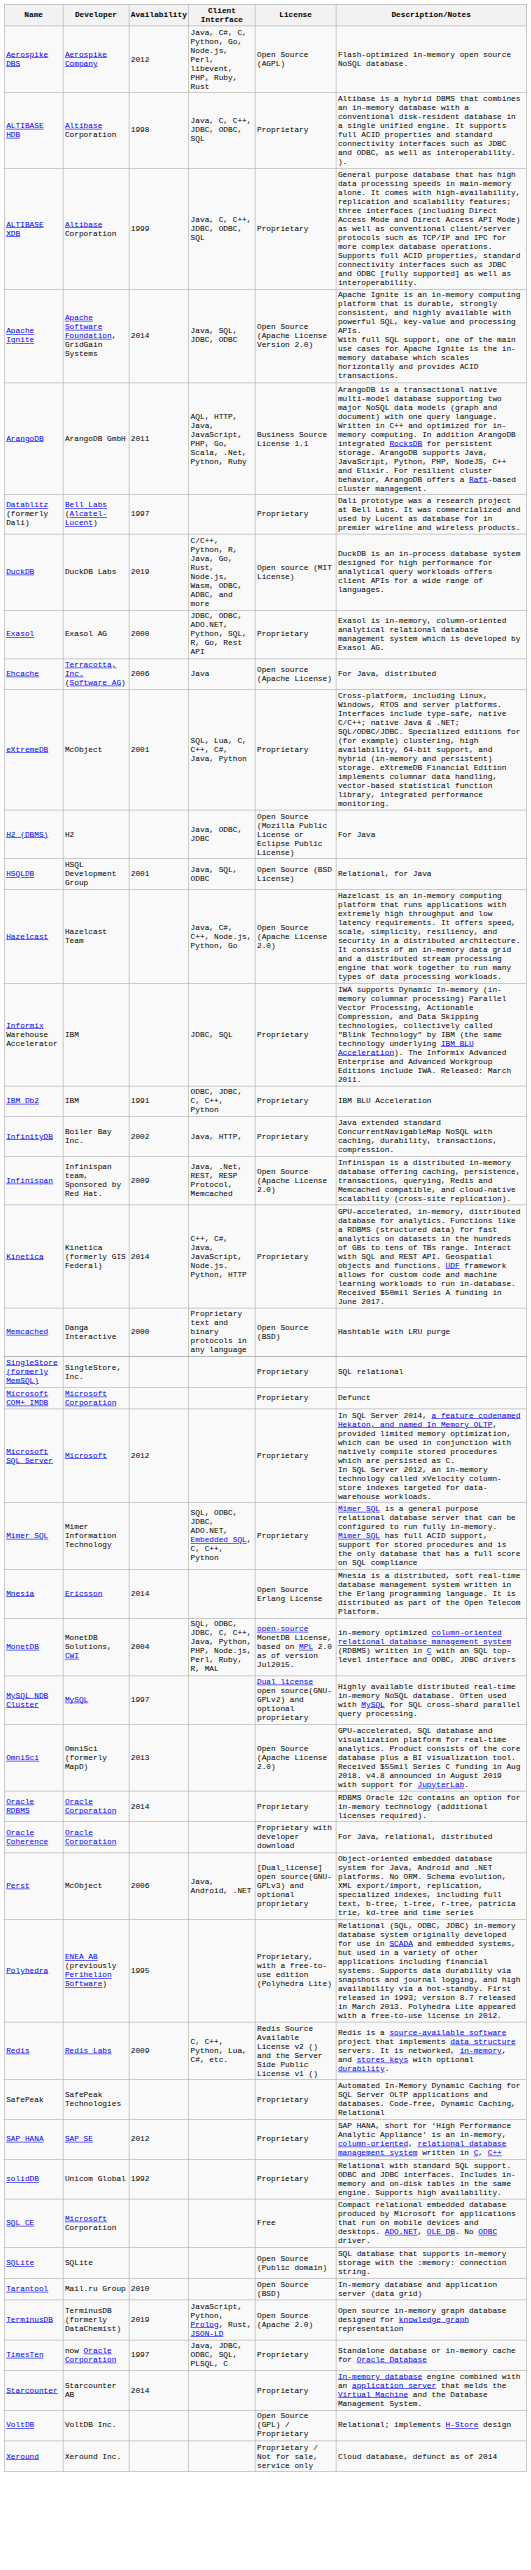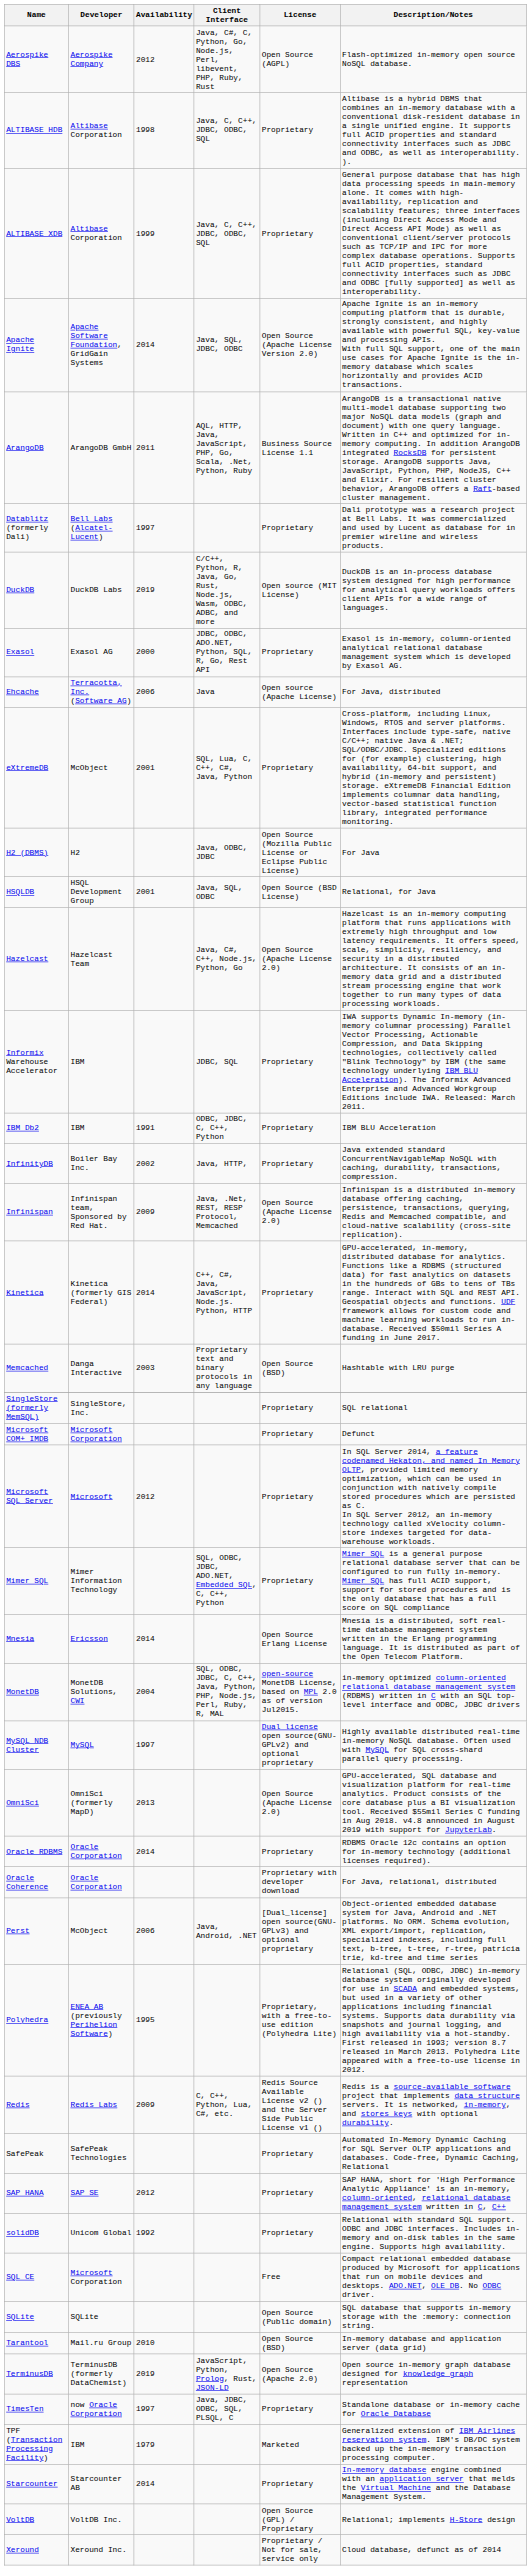(140, 1332) 2000 -> (145, 1368) 2003
+ row: (34, 2444)
